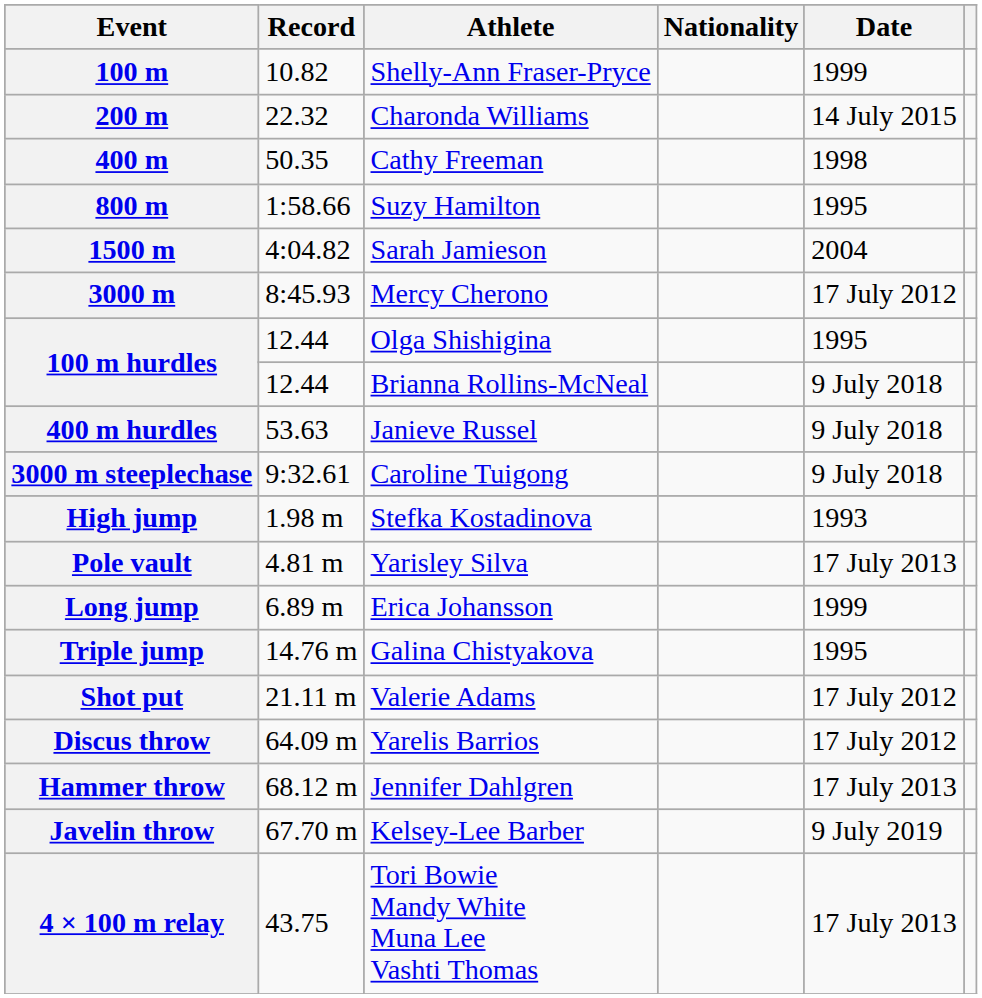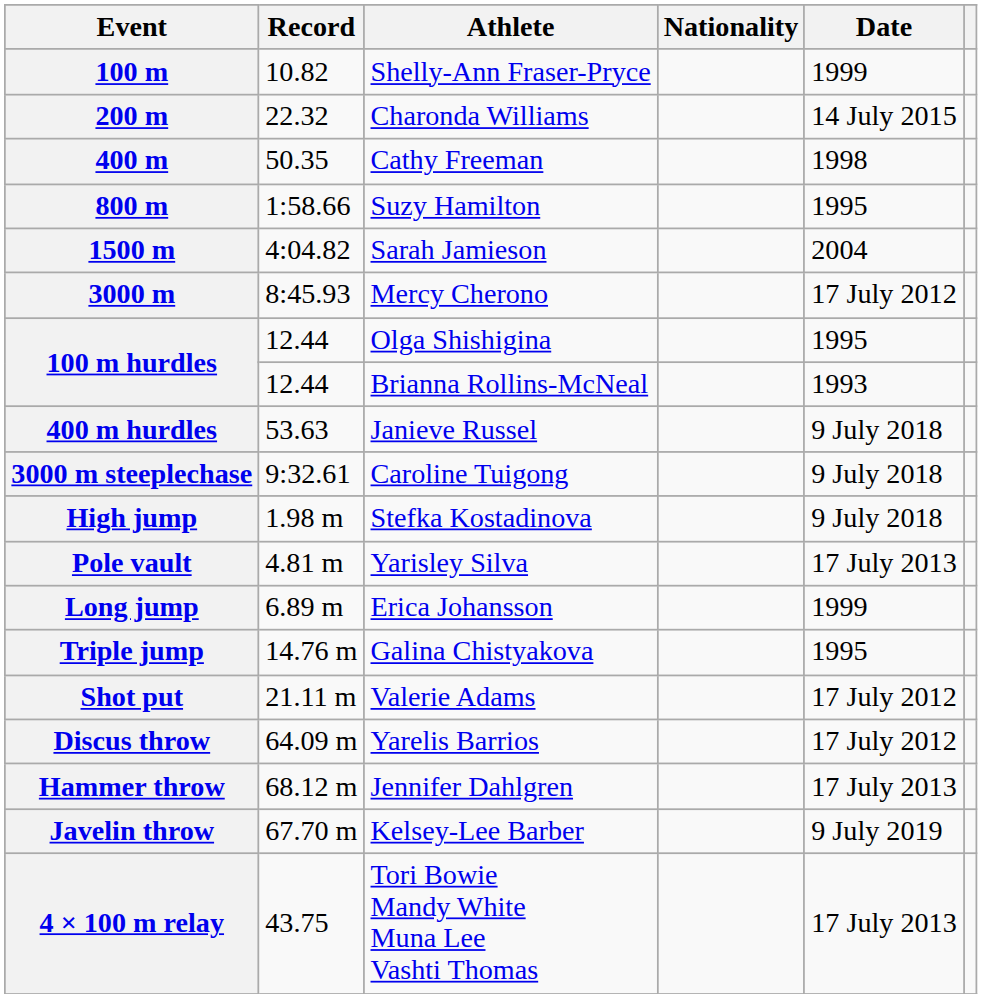(877, 384) 9 July 2018 -> (839, 384) 1993
(839, 518) 1993 -> (877, 518) 9 July 2018
